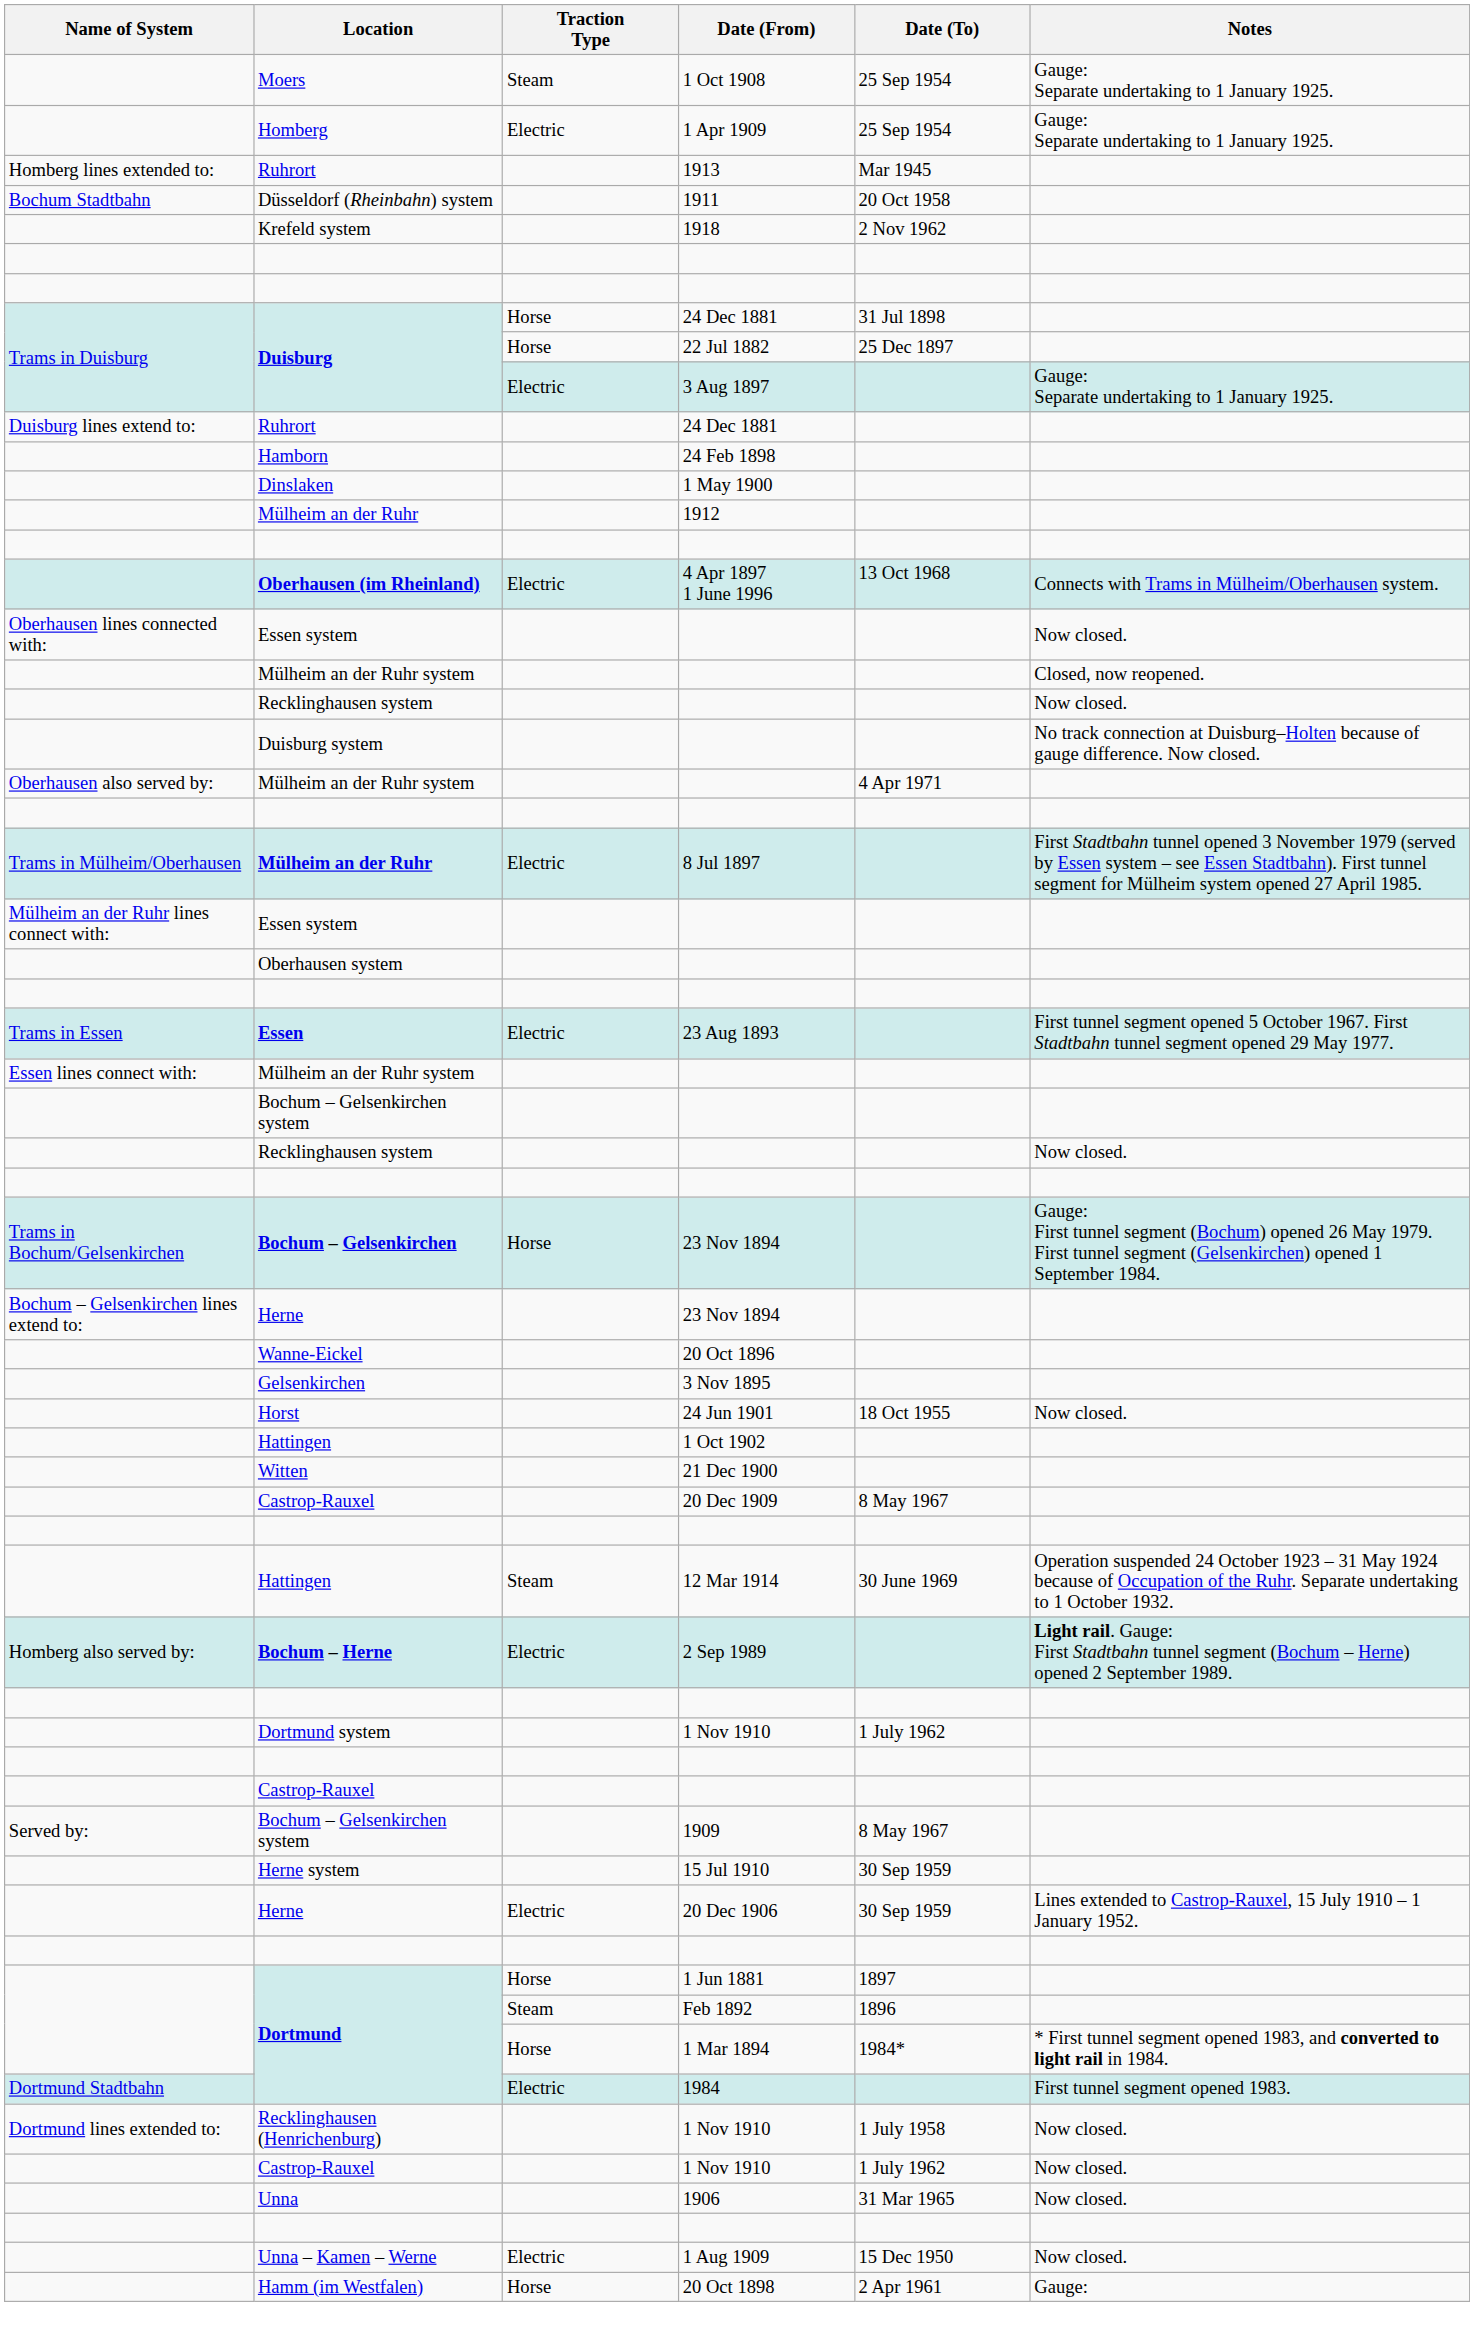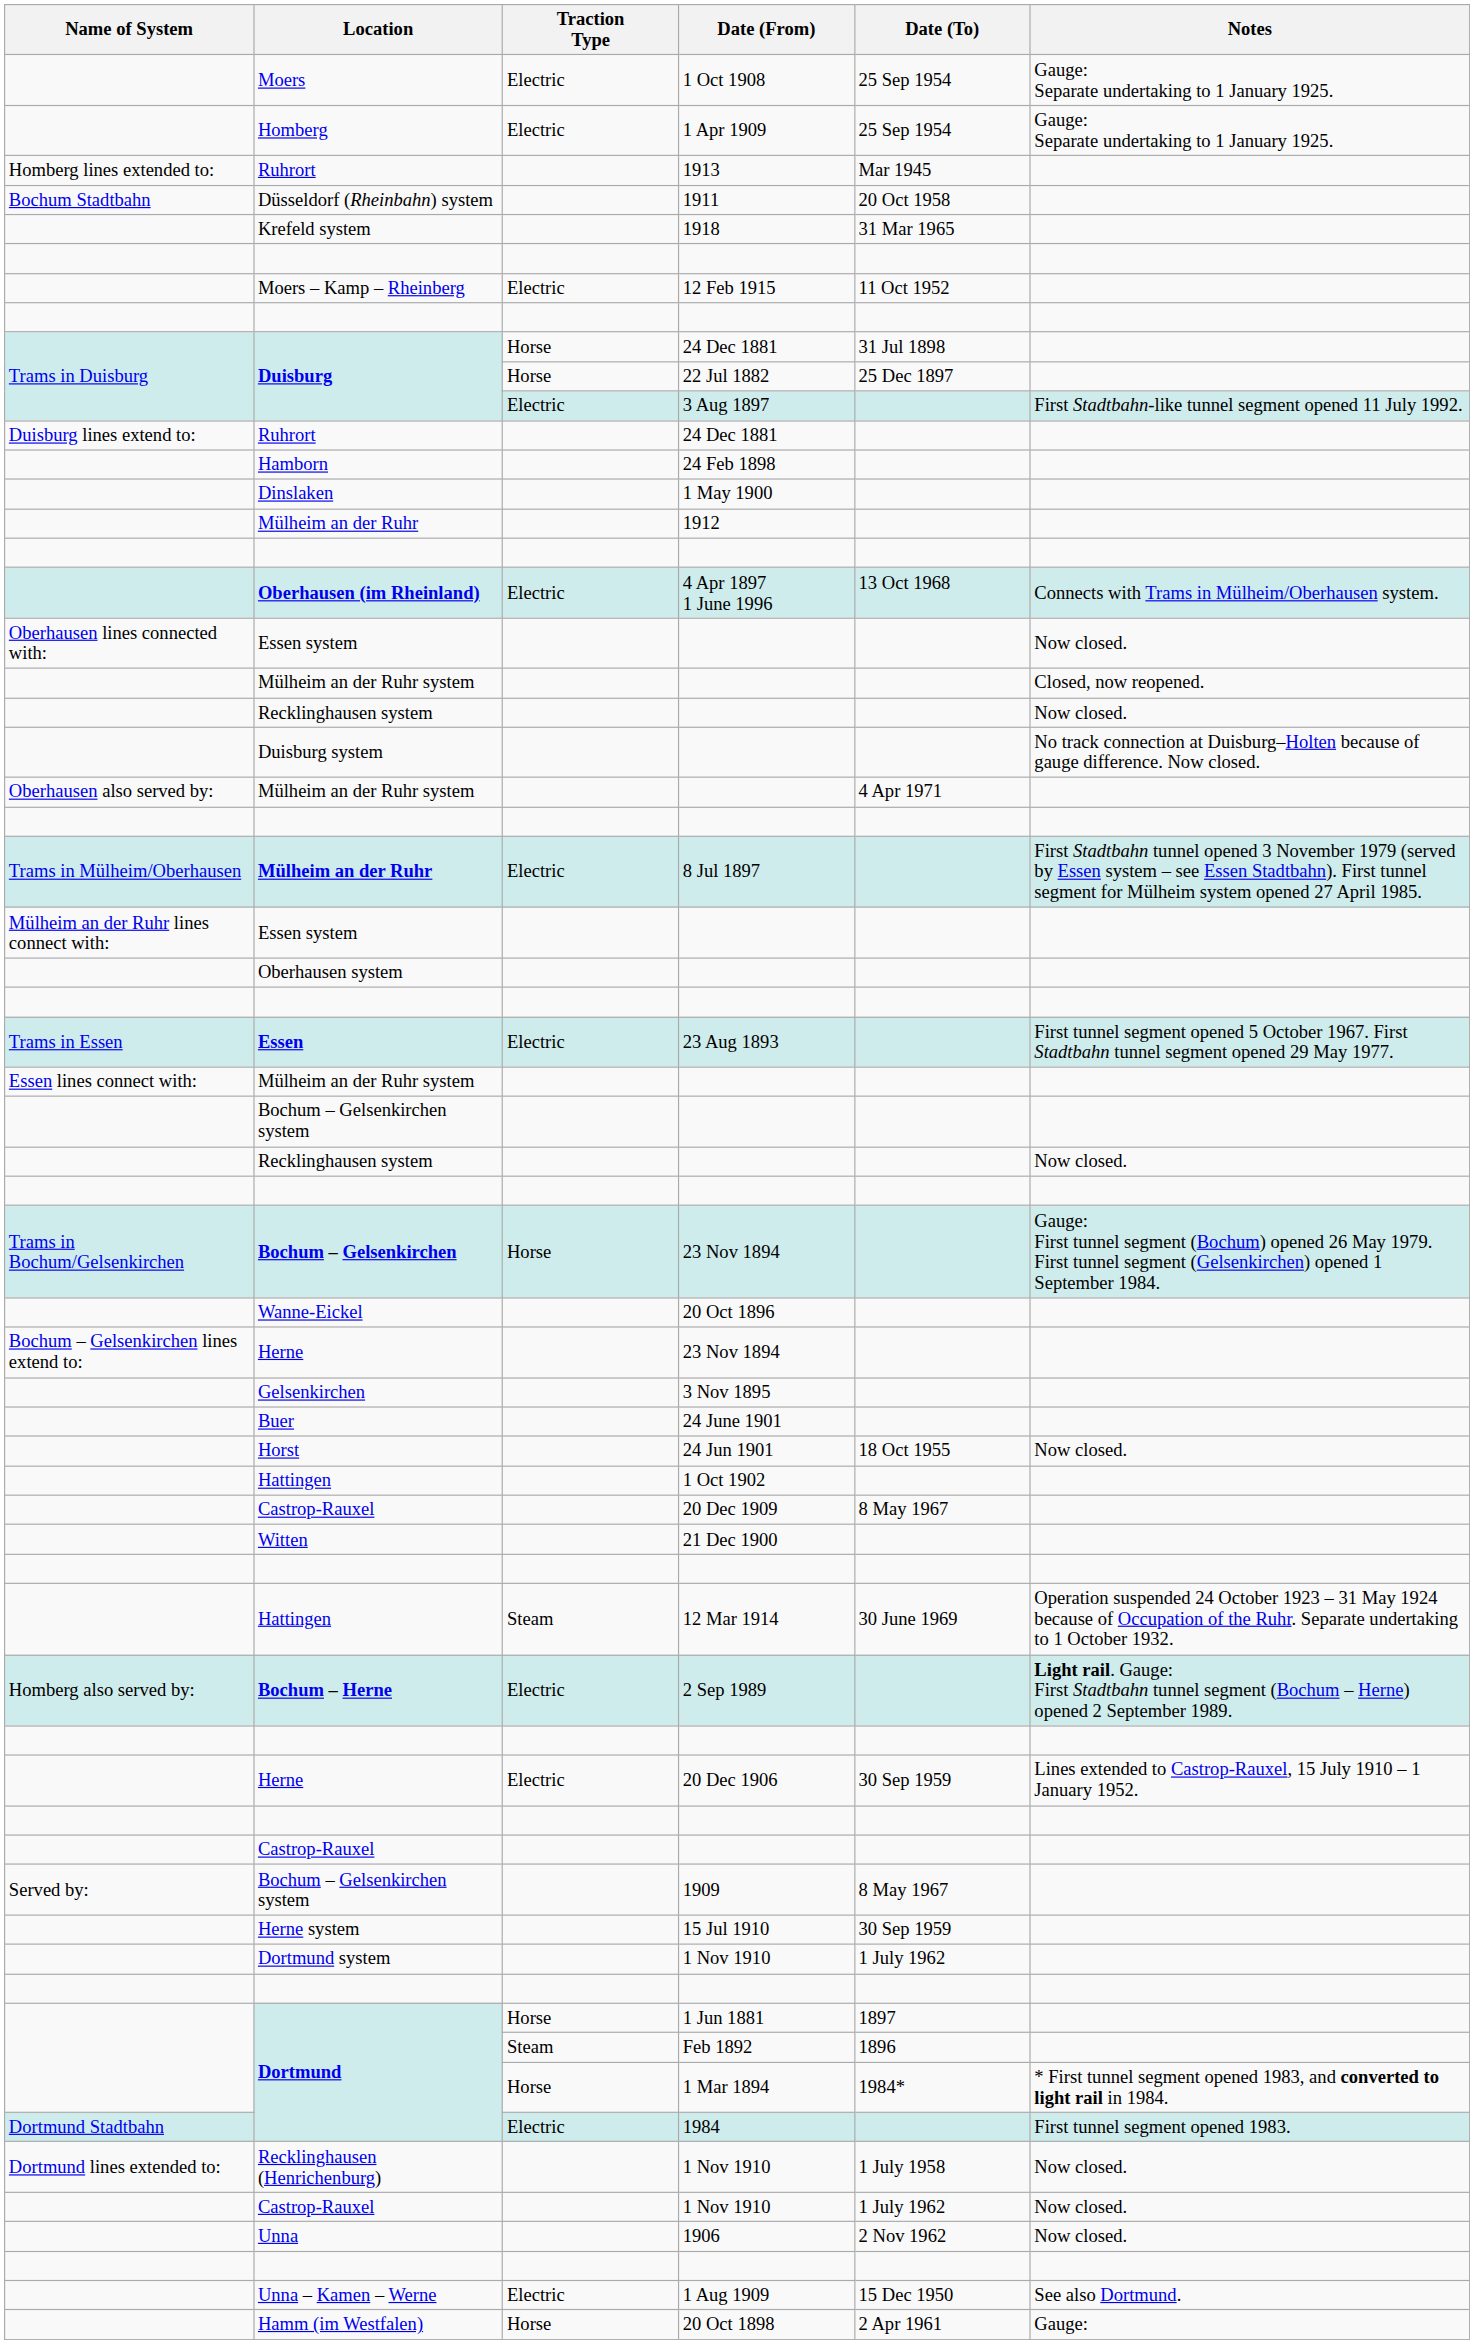(530, 79) Steam -> (536, 79) Electric
(902, 229) 2 Nov 1962 -> (906, 229) 31 Mar 1965
+ row: (361, 287)
(1184, 386) Gauge: Separate undertaking to 1 January 1925. -> (1248, 405) First Stadtbahn-like tunnel segment opened 11 July 1992.
rows swapped: (281, 1314) <-> (310, 1354)
+ row: (276, 1421)
rows swapped: (283, 1471) <-> (316, 1501)
rows swapped: (281, 1910) <-> (324, 1731)
(906, 2198) 31 Mar 1965 -> (902, 2236) 2 Nov 1962
(1081, 2257) Now closed. -> (1108, 2294) See also Dortmund.
